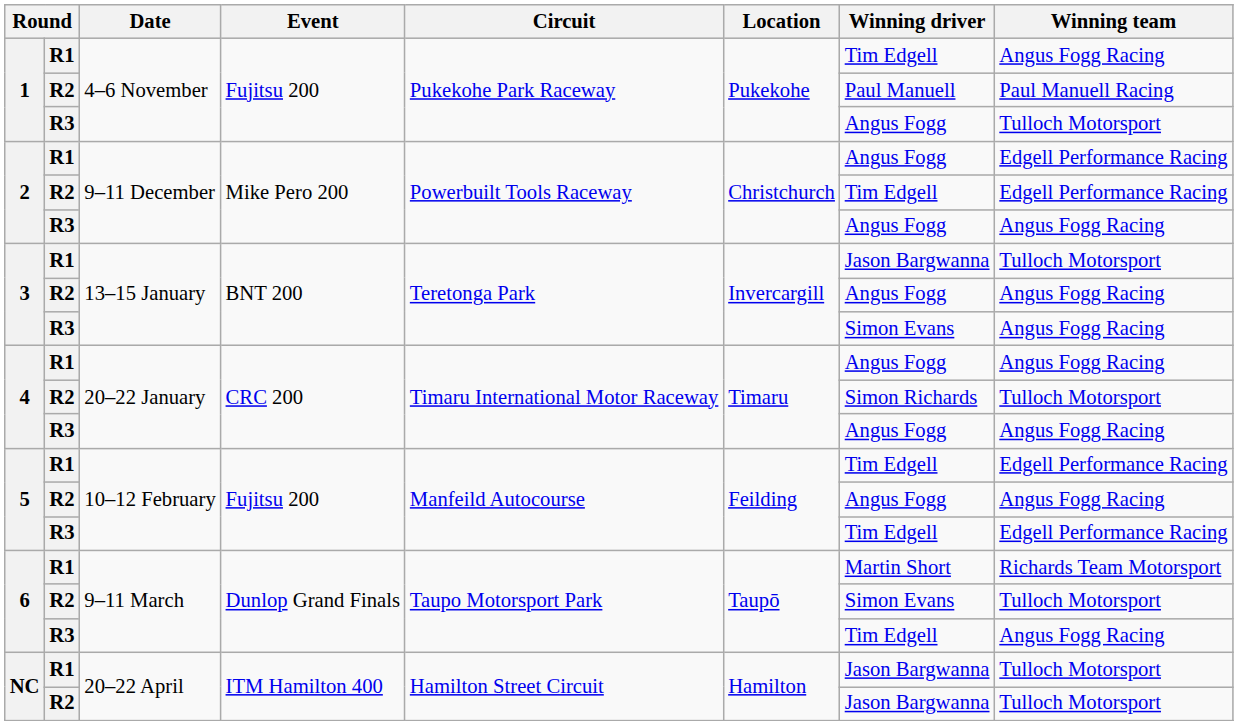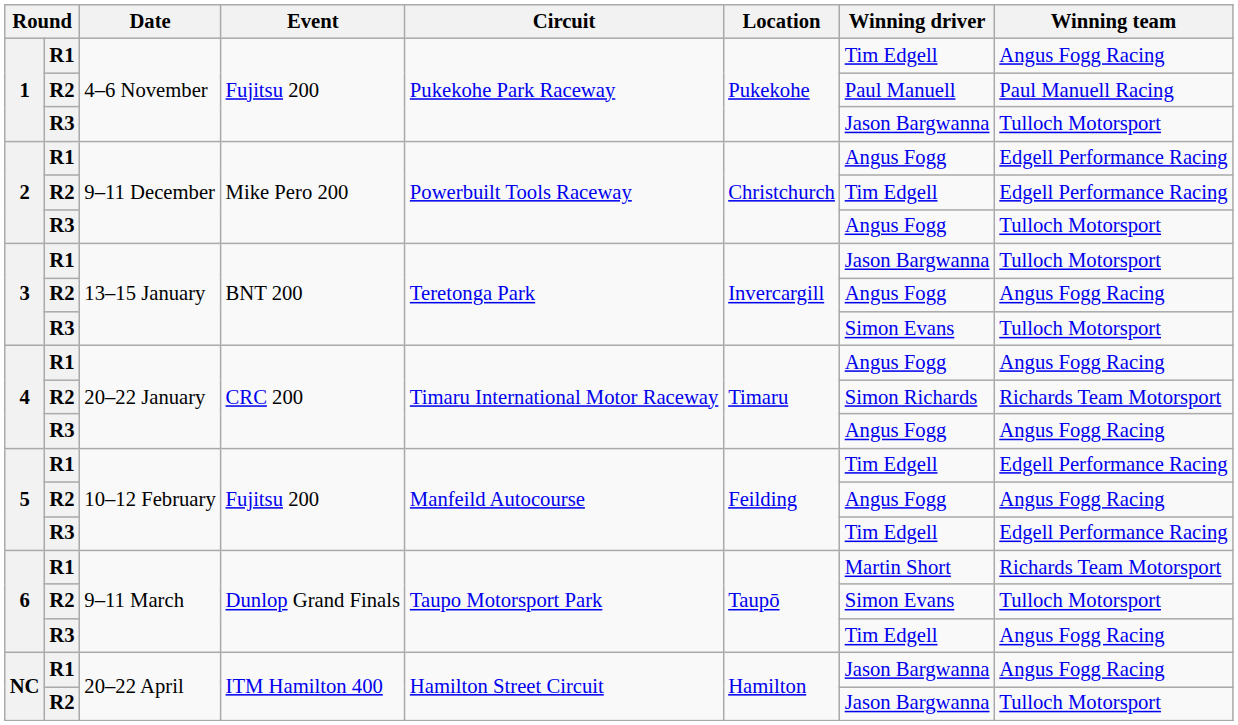(896, 123) Angus Fogg -> (917, 123) Jason Bargwanna
(1082, 225) Angus Fogg Racing -> (1080, 225) Tulloch Motorsport
(1082, 328) Angus Fogg Racing -> (1080, 328) Tulloch Motorsport
(1080, 396) Tulloch Motorsport -> (1110, 396) Richards Team Motorsport
(1080, 669) Tulloch Motorsport -> (1082, 669) Angus Fogg Racing
